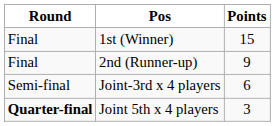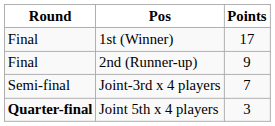(247, 39) 15 -> (247, 39) 17
(247, 86) 6 -> (247, 86) 7
